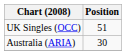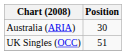rows swapped: (41, 43) <-> (44, 27)
